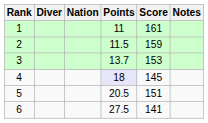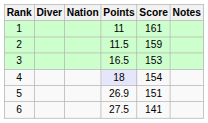(119, 61) 13.7 -> (119, 61) 16.5
(154, 77) 145 -> (154, 77) 154
(119, 93) 20.5 -> (119, 93) 26.9
